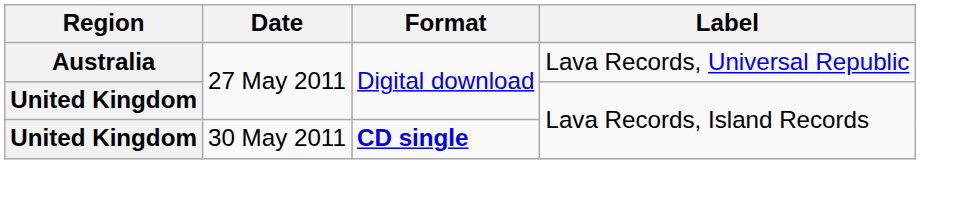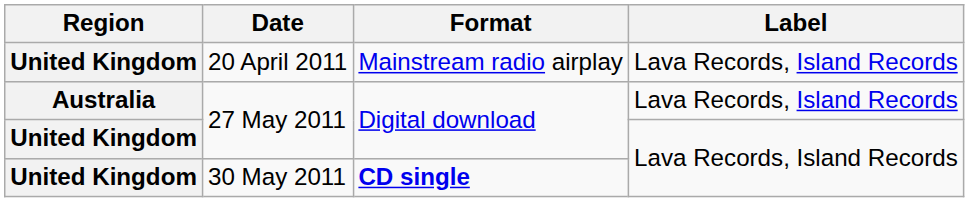+ row: (104, 61)
(727, 61) Lava Records, Universal Republic -> (796, 100) Lava Records, Island Records
